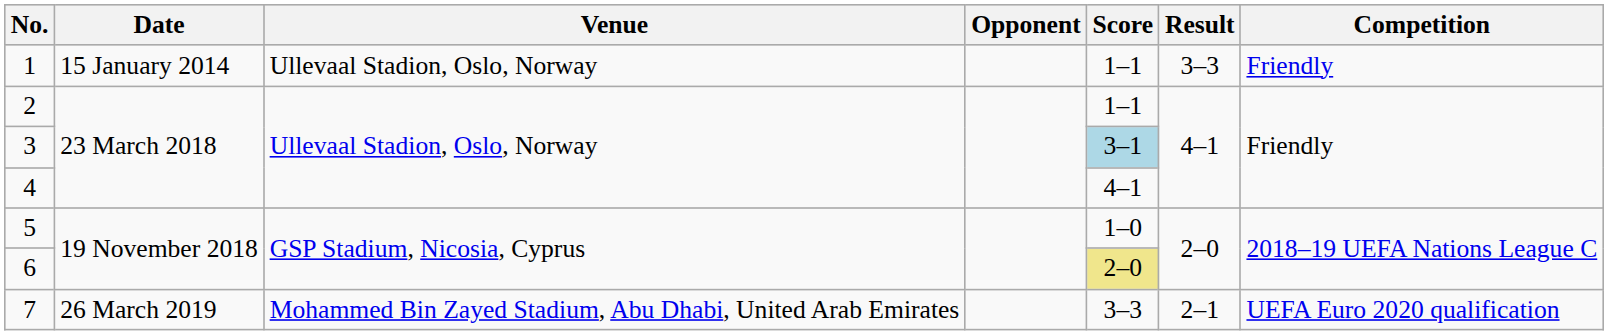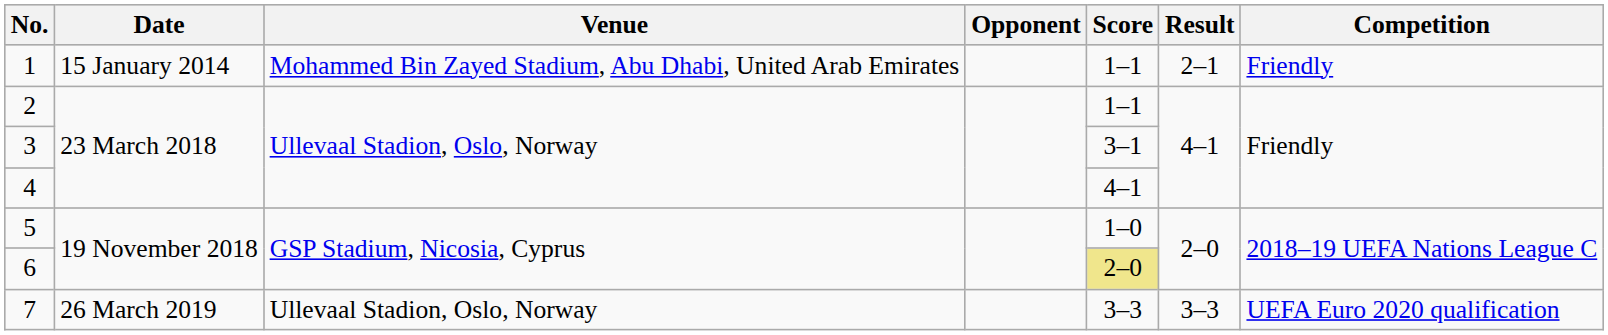(434, 65) Ullevaal Stadion, Oslo, Norway -> (614, 65) Mohammed Bin Zayed Stadium, Abu Dhabi, United Arab Emirates
(1200, 65) 3–3 -> (1200, 65) 2–1
(1123, 146) lightblue background -> (1123, 146) no background
(614, 308) Mohammed Bin Zayed Stadium, Abu Dhabi, United Arab Emirates -> (434, 308) Ullevaal Stadion, Oslo, Norway
(1200, 308) 2–1 -> (1200, 308) 3–3
